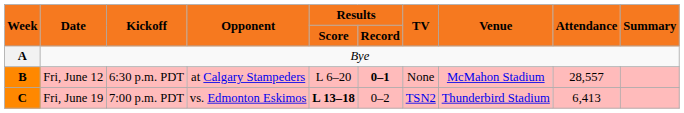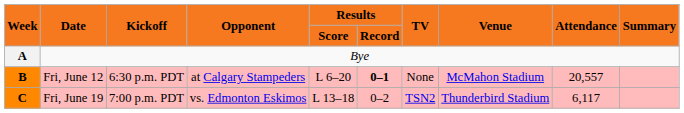(587, 77) 28,557 -> (586, 77) 20,557
(334, 98) bold -> (333, 98) normal
(587, 98) 6,413 -> (586, 98) 6,117
